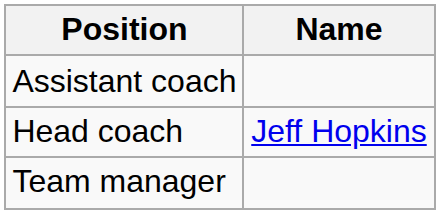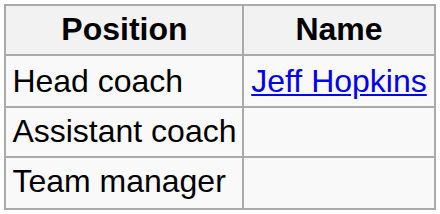rows swapped: (98, 131) <-> (124, 80)
